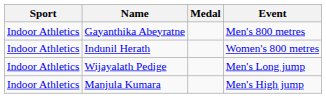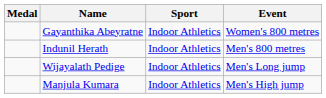columns swapped: (205, 13) <-> (43, 13)
(265, 31) Men's 800 metres -> (272, 31) Women's 800 metres
(272, 48) Women's 800 metres -> (265, 48) Men's 800 metres
